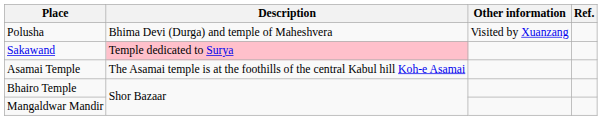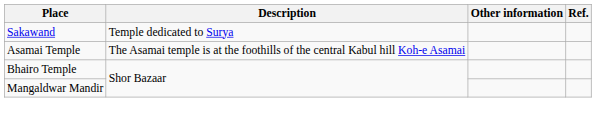- row: (26, 32)
(171, 50) pink background -> (171, 32) no background
